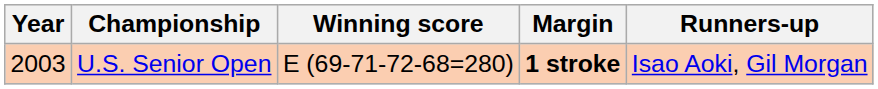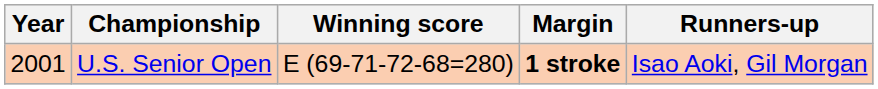(38, 63) 2003 -> (38, 63) 2001
